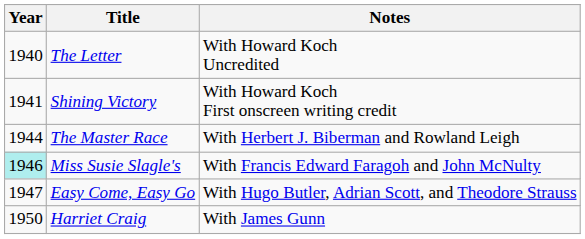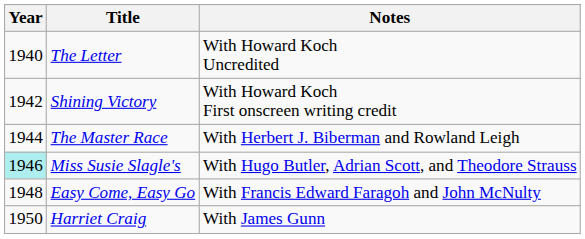(26, 101) 1941 -> (26, 101) 1942
(372, 165) With Francis Edward Faragoh and John McNulty -> (390, 165) With Hugo Butler, Adrian Scott, and Theodore Strauss
(26, 192) 1947 -> (26, 192) 1948
(390, 192) With Hugo Butler, Adrian Scott, and Theodore Strauss -> (372, 192) With Francis Edward Faragoh and John McNulty
